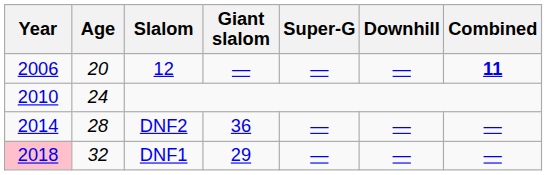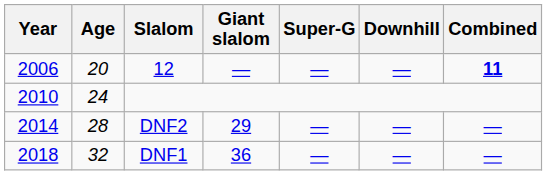(241, 126) 36 -> (241, 126) 29
(38, 155) pink background -> (38, 155) no background
(241, 155) 29 -> (241, 155) 36
